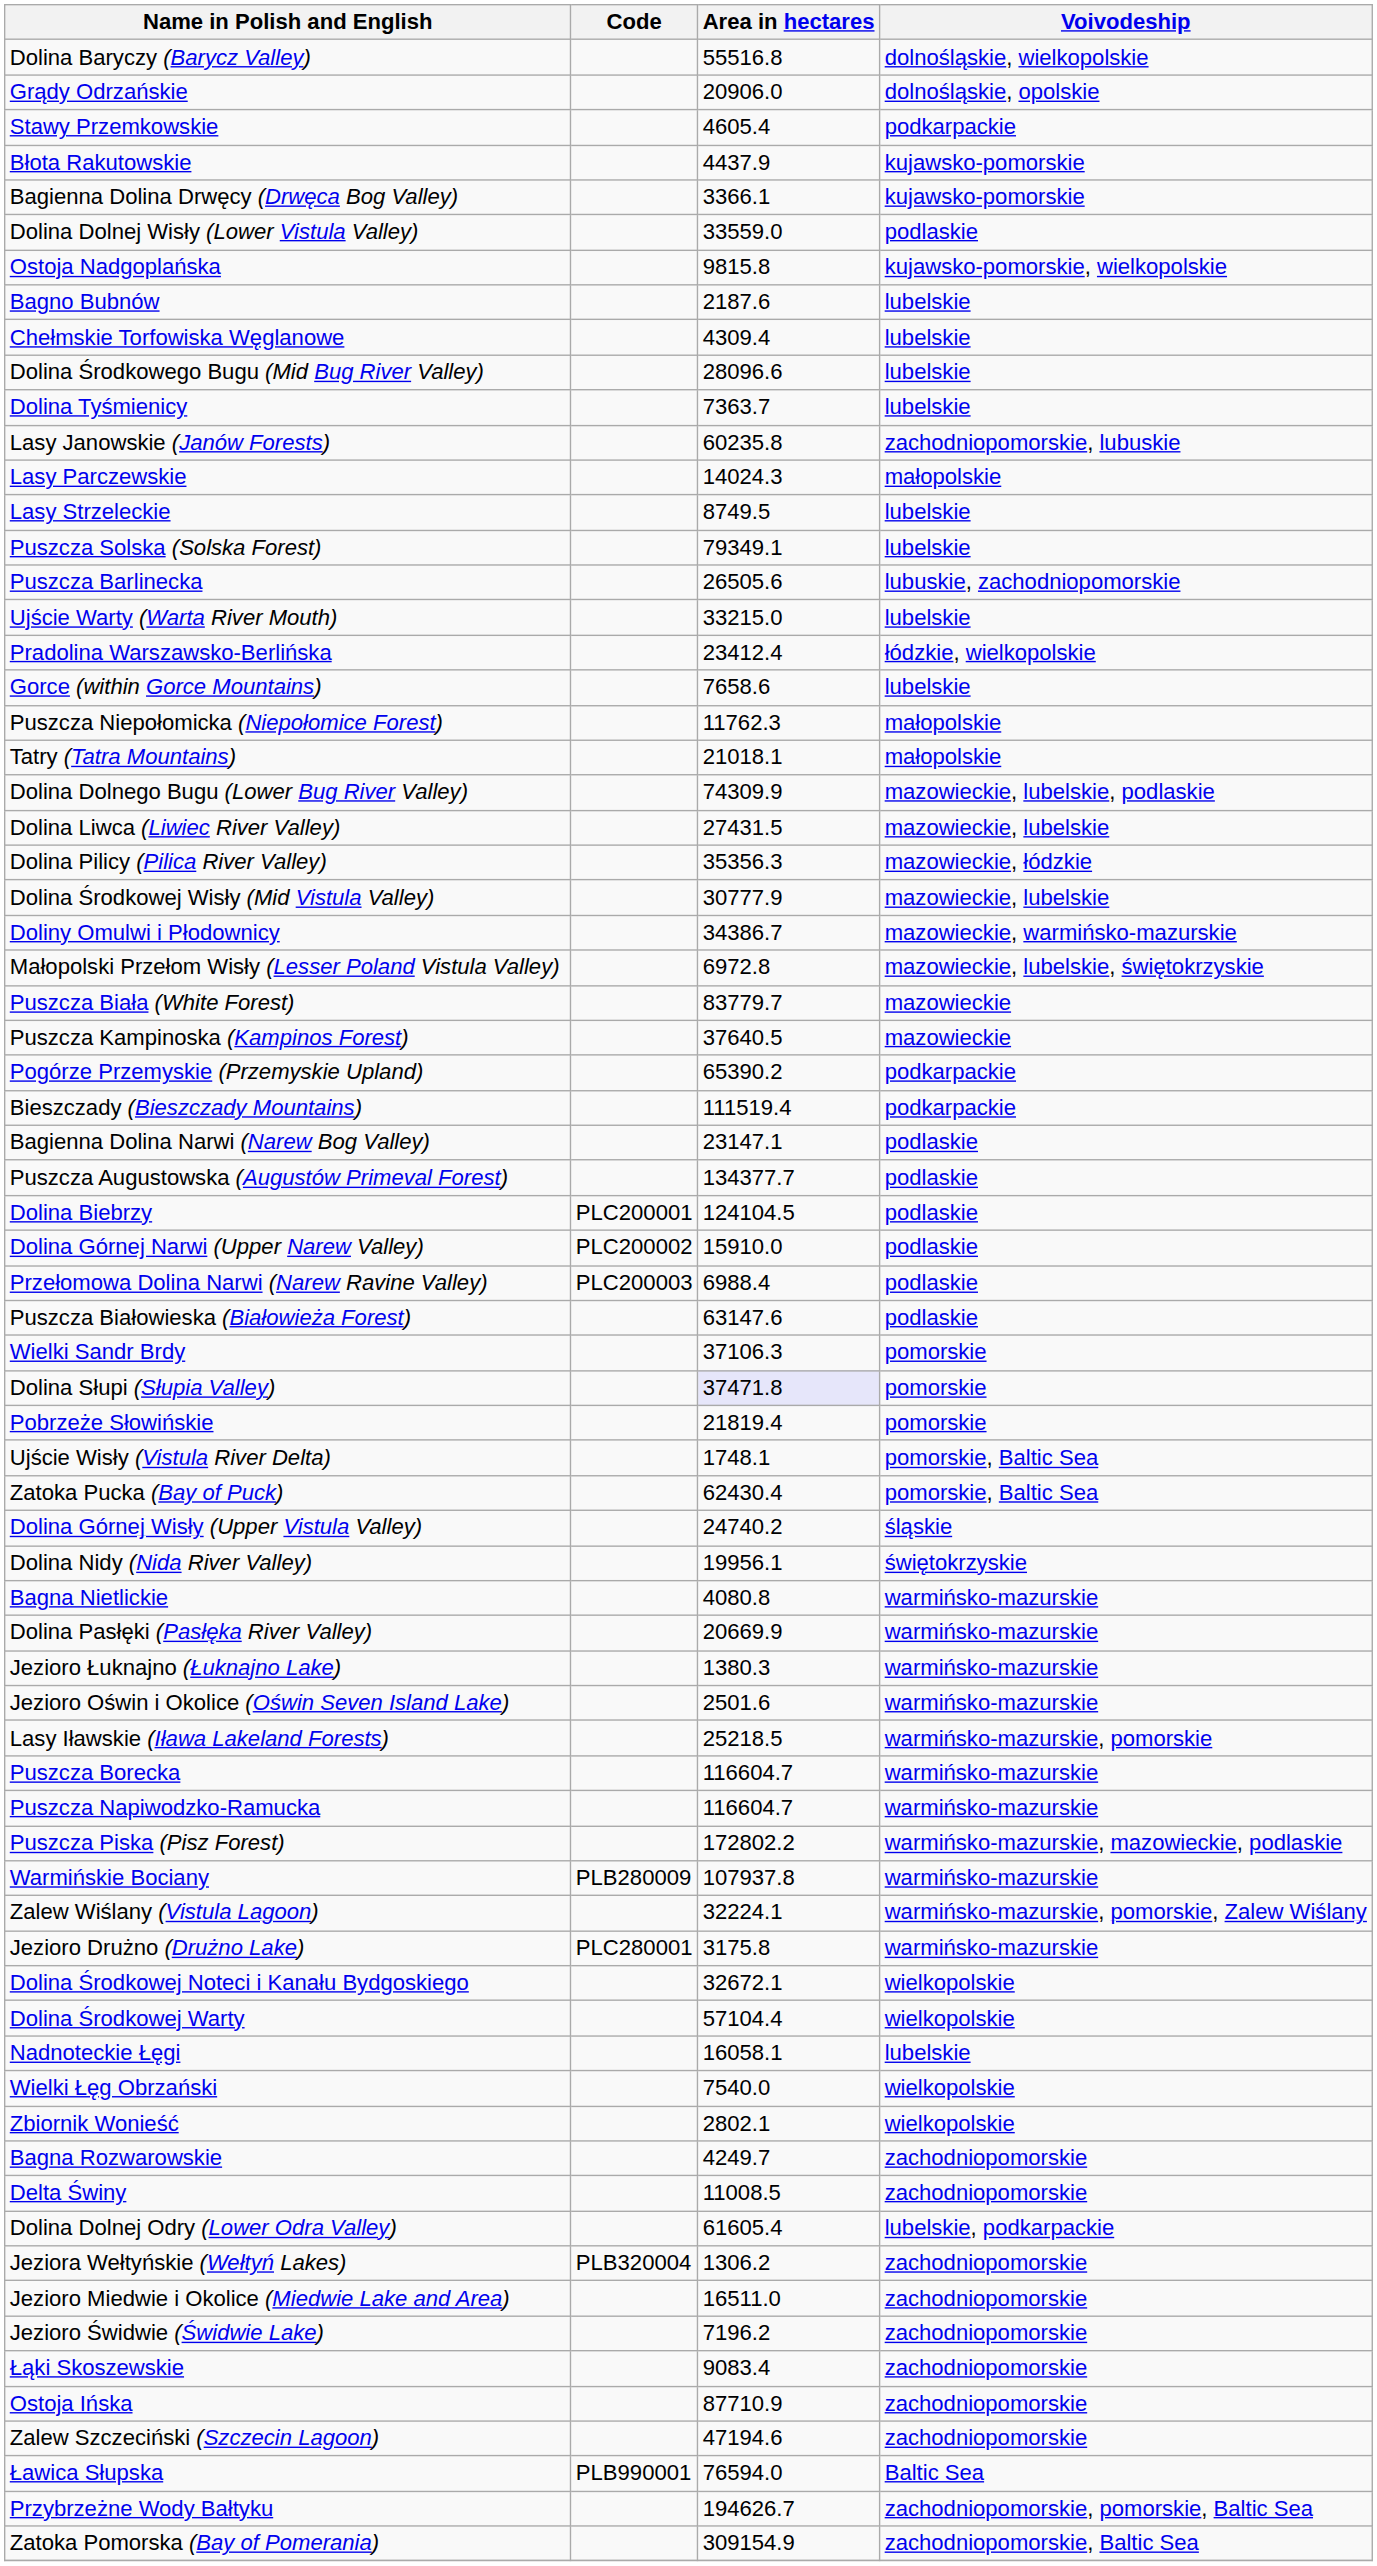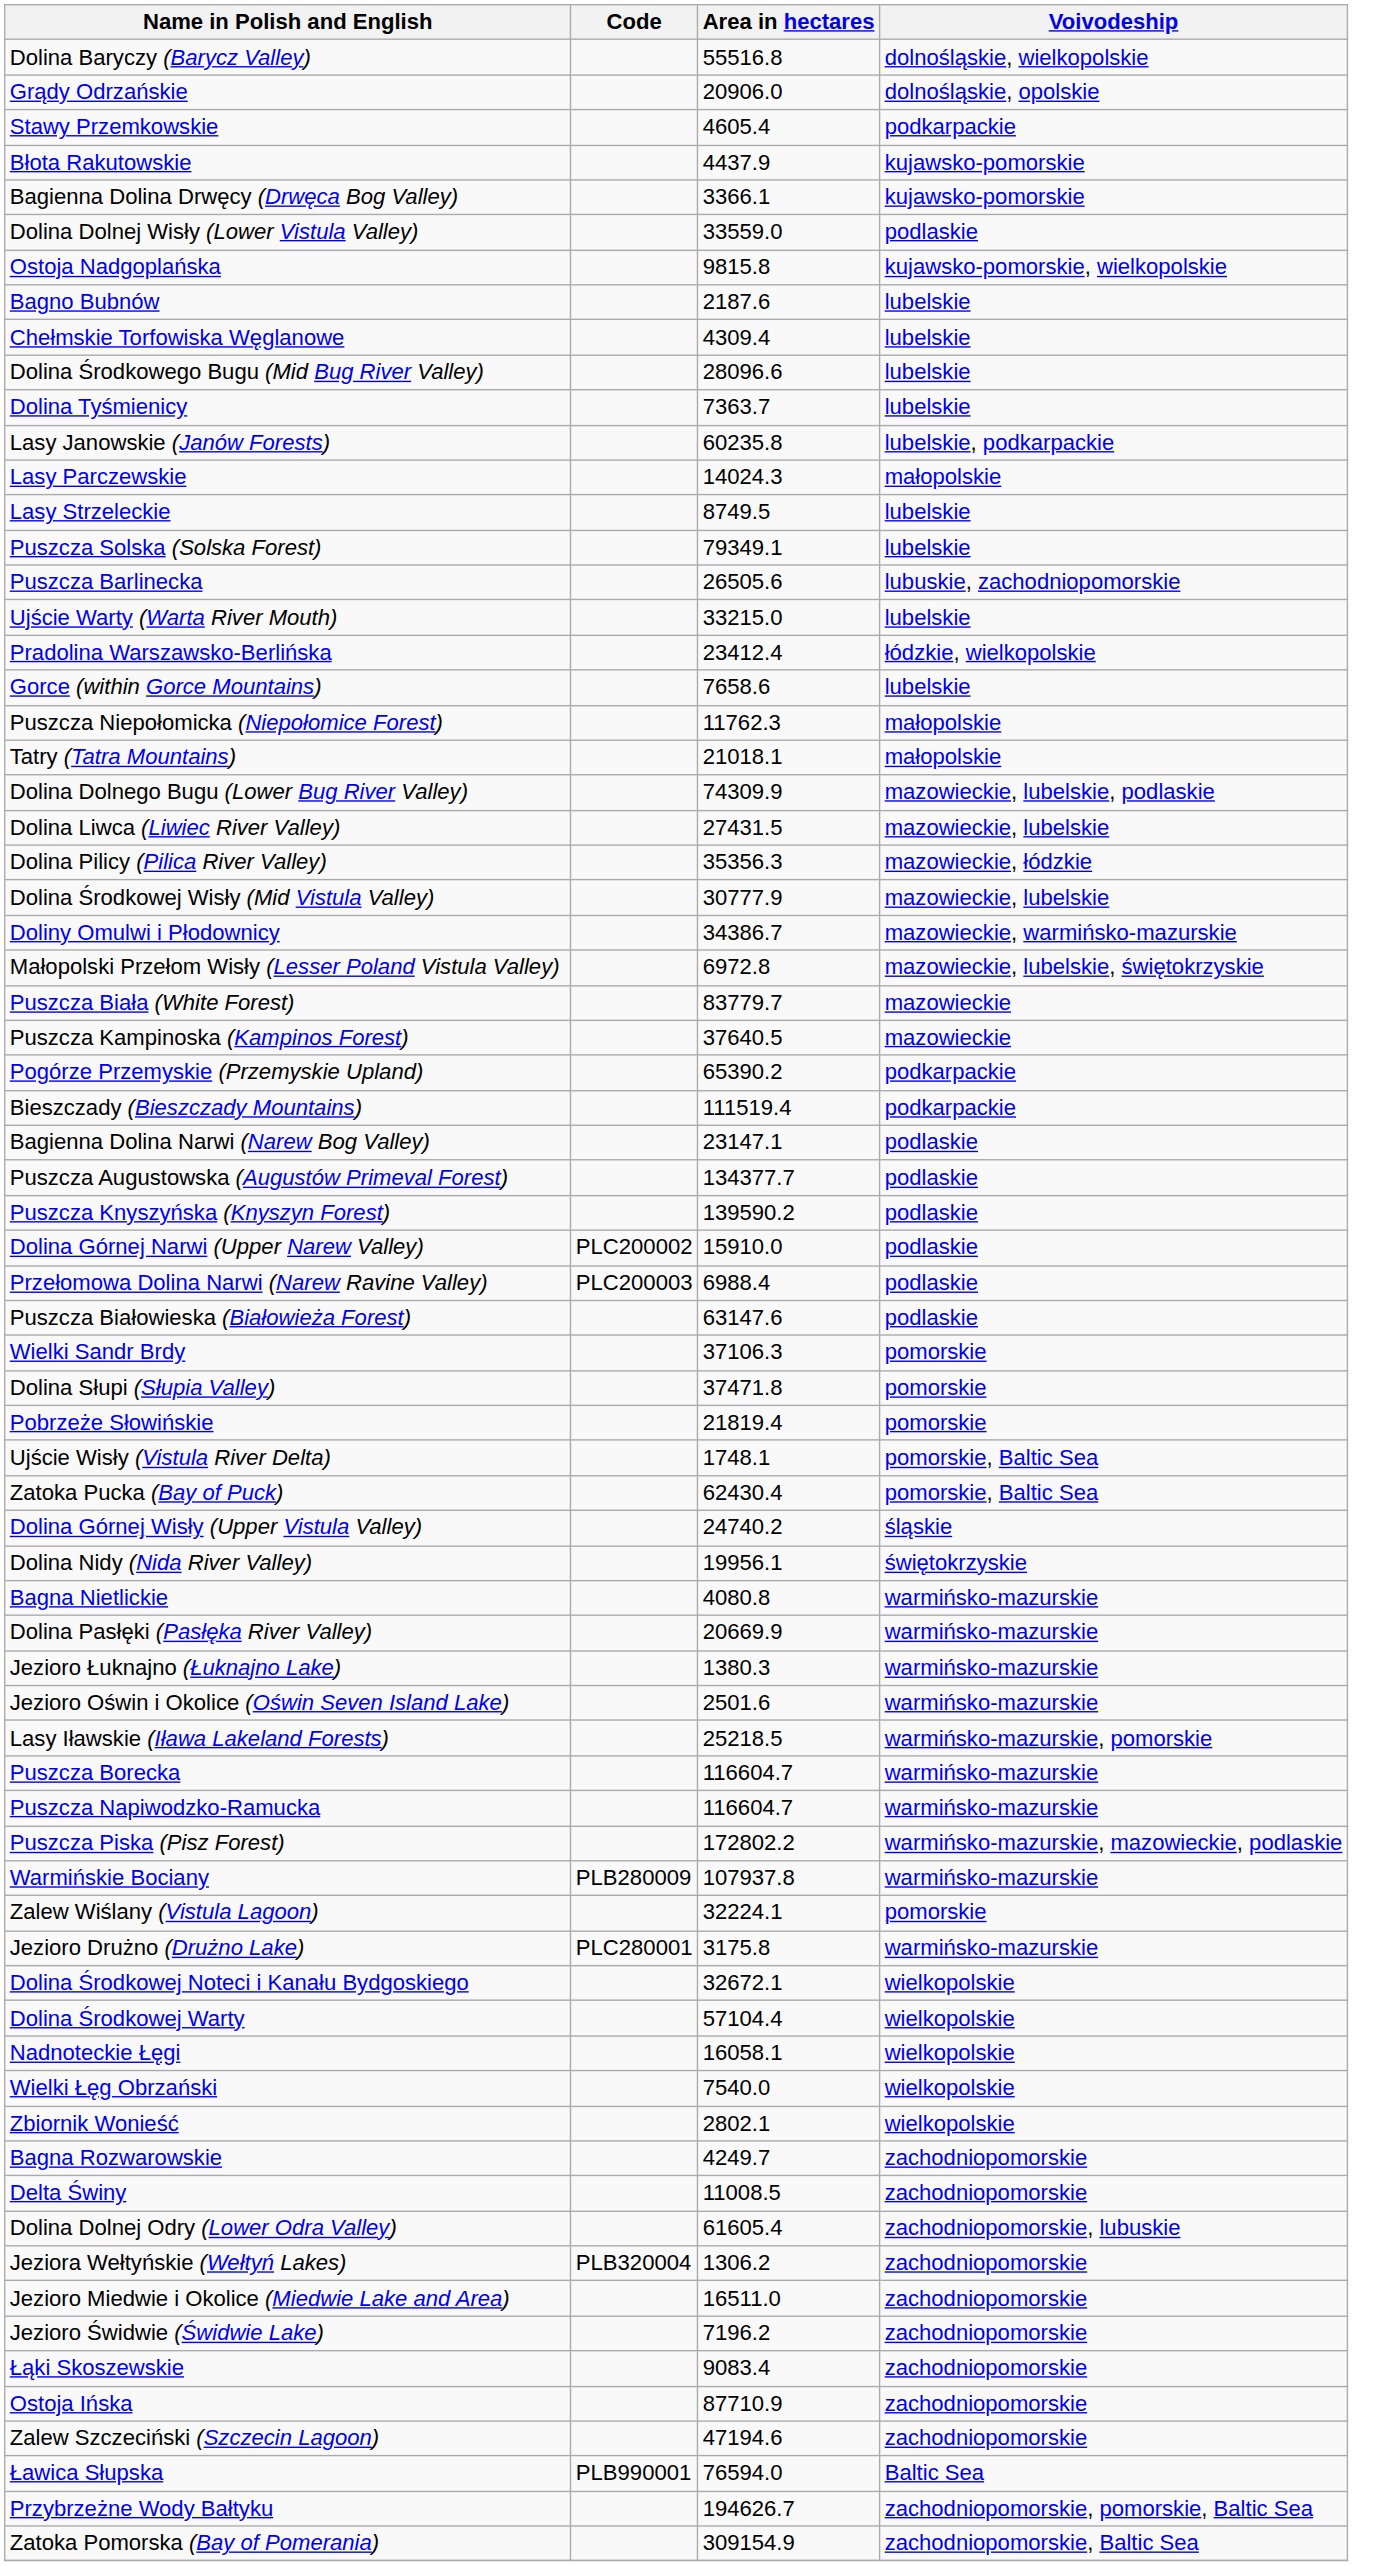(1033, 442) zachodniopomorskie, lubuskie -> (999, 442) lubelskie, podkarpackie
+ row: (200, 1212)
- row: (81, 1212)
(743, 1387) lavender background -> (743, 1387) no background
(1126, 1912) warmińsko-mazurskie, pomorskie, Zalew Wiślany -> (936, 1912) pomorskie
(928, 2053) lubelskie -> (950, 2053) wielkopolskie
(999, 2228) lubelskie, podkarpackie -> (1033, 2228) zachodniopomorskie, lubuskie
